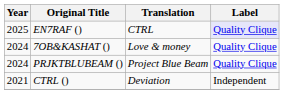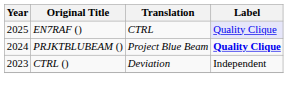- row: (72, 47)
(245, 64) normal -> (247, 47) bold
(18, 81) 2021 -> (18, 64) 2023
